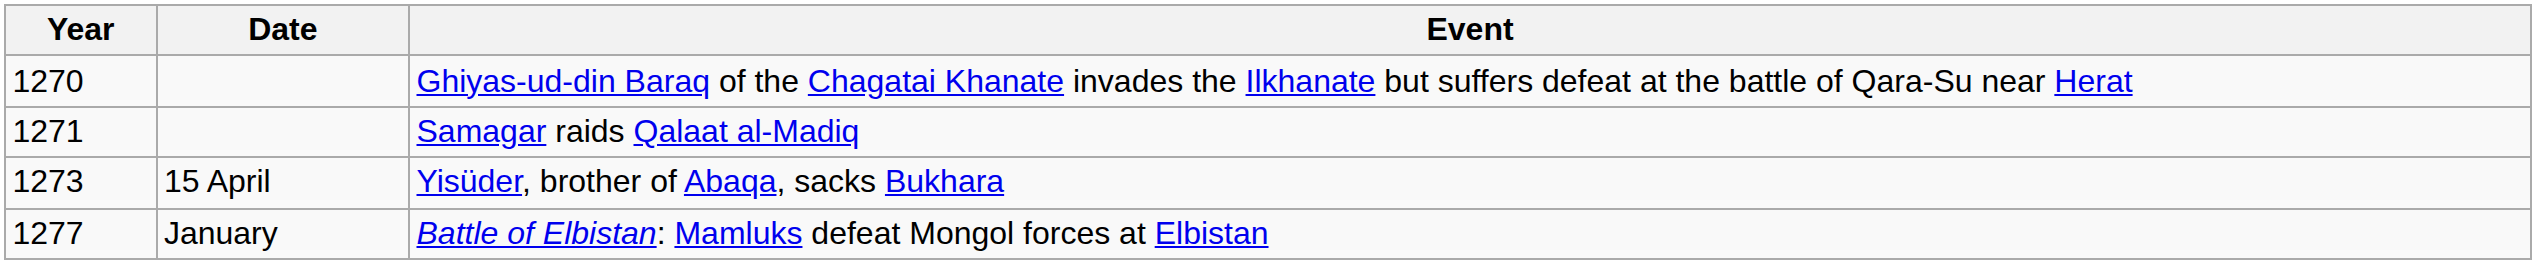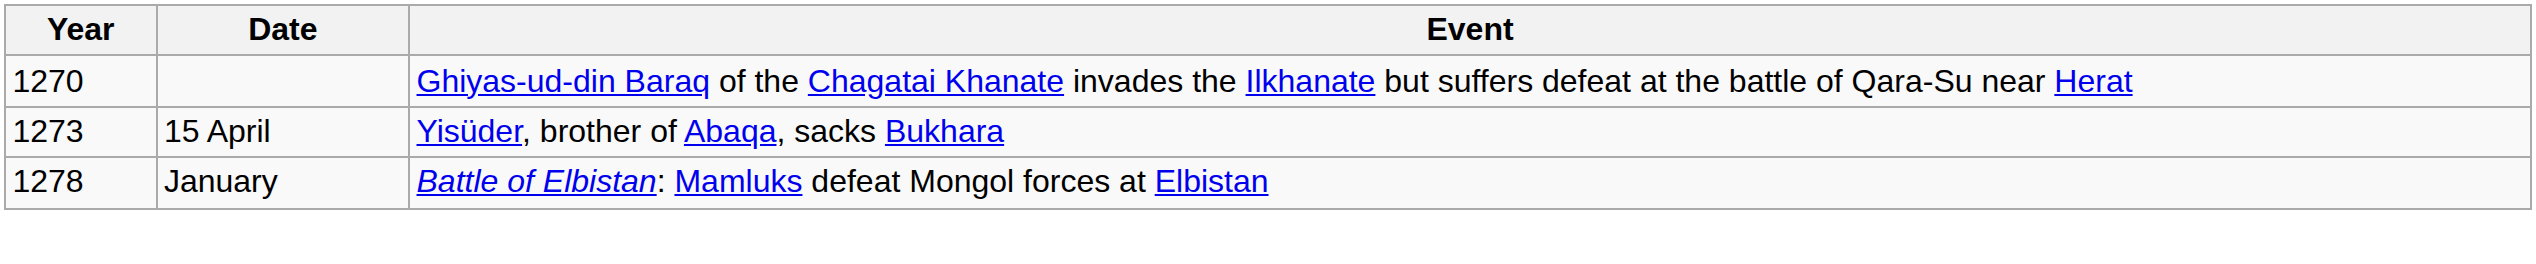- row: (638, 131)
(48, 232) 1277 -> (48, 182) 1278
